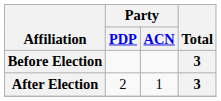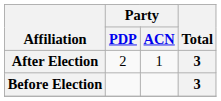rows swapped: (55, 61) <-> (55, 84)
